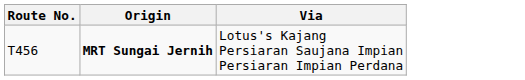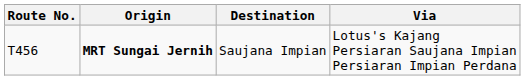+ column: (273, 15)
